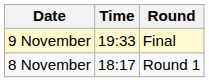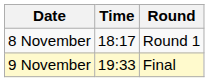rows swapped: (49, 64) <-> (49, 40)
